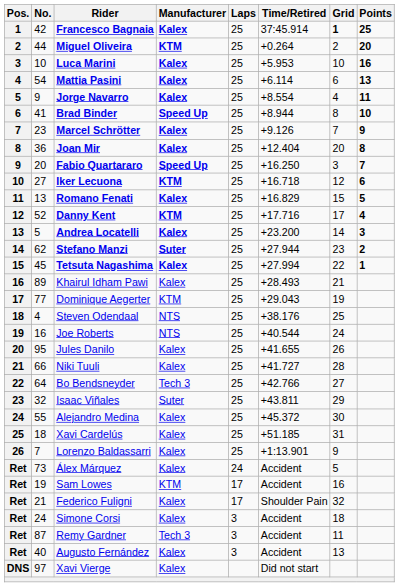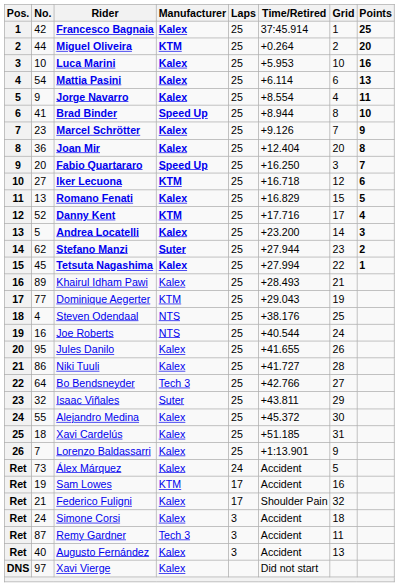(335, 30) bold -> (335, 30) normal
(40, 367) 66 -> (40, 367) 86
